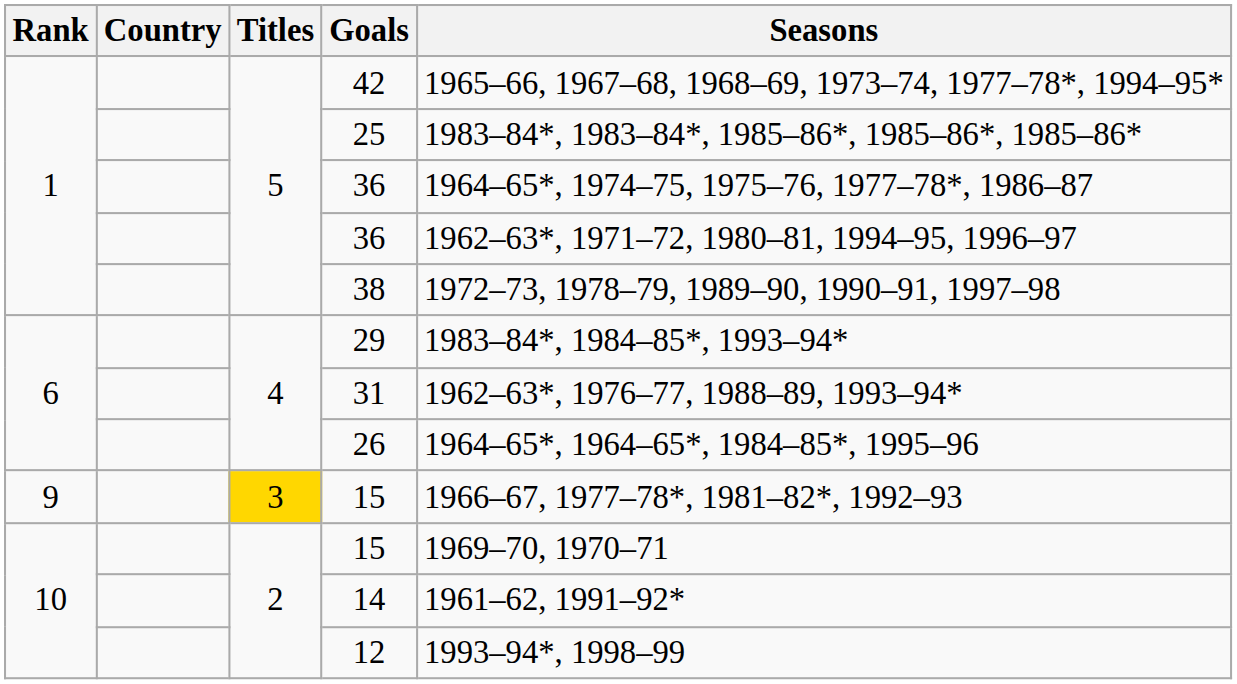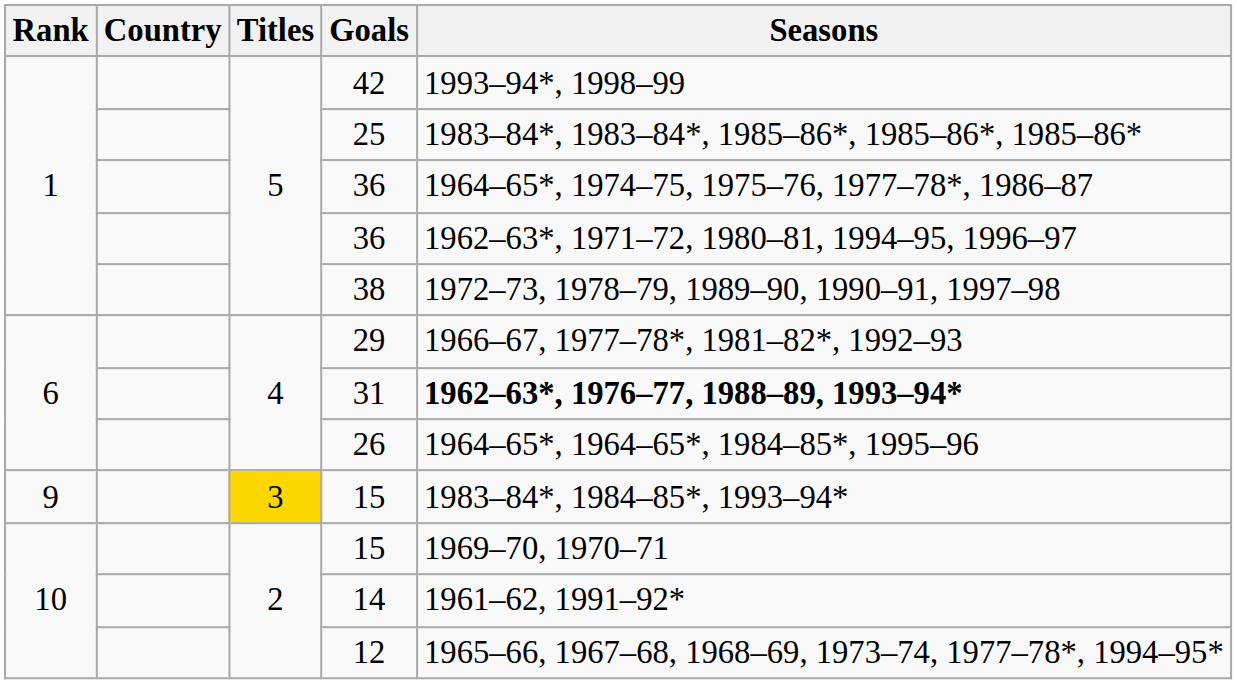(824, 82) 1965–66, 1967–68, 1968–69, 1973–74, 1977–78*, 1994–95* -> (555, 82) 1993–94*, 1998–99
(636, 340) 1983–84*, 1984–85*, 1993–94* -> (693, 340) 1966–67, 1977–78*, 1981–82*, 1992–93
(693, 392) normal -> (693, 392) bold
(693, 496) 1966–67, 1977–78*, 1981–82*, 1992–93 -> (636, 496) 1983–84*, 1984–85*, 1993–94*
(555, 651) 1993–94*, 1998–99 -> (824, 651) 1965–66, 1967–68, 1968–69, 1973–74, 1977–78*, 1994–95*
